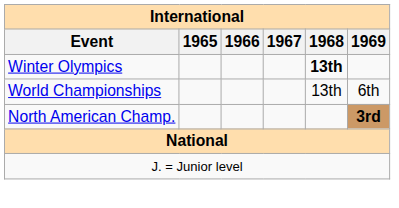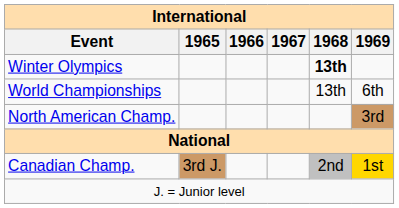(369, 116) bold -> (373, 116) normal
+ row: (71, 166)
